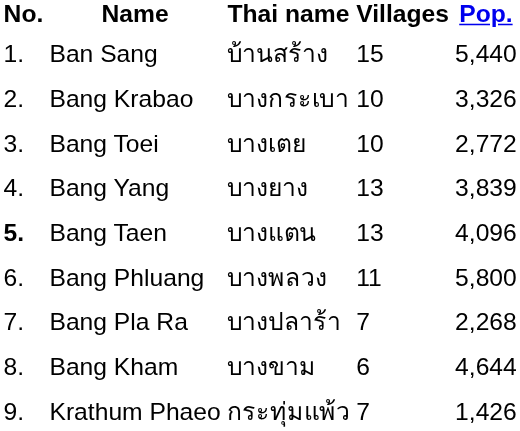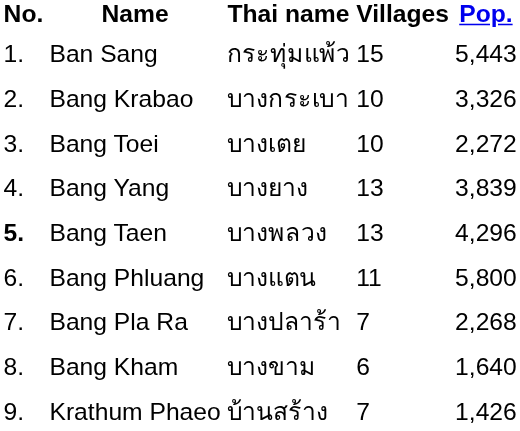(278, 54) บ้านสร้าง -> (288, 54) กระทุ่มแพ้ว
(486, 53) 5,440 -> (486, 53) 5,443
(486, 142) 2,772 -> (486, 142) 2,272
(272, 232) บางแตน -> (277, 232) บางพลวง
(486, 232) 4,096 -> (486, 232) 4,296
(277, 277) บางพลวง -> (272, 277) บางแตน
(486, 366) 4,644 -> (486, 366) 1,640
(288, 411) กระทุ่มแพ้ว -> (278, 411) บ้านสร้าง
